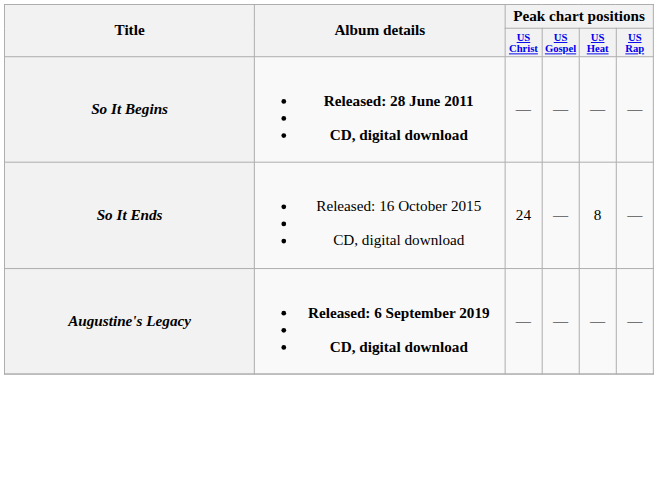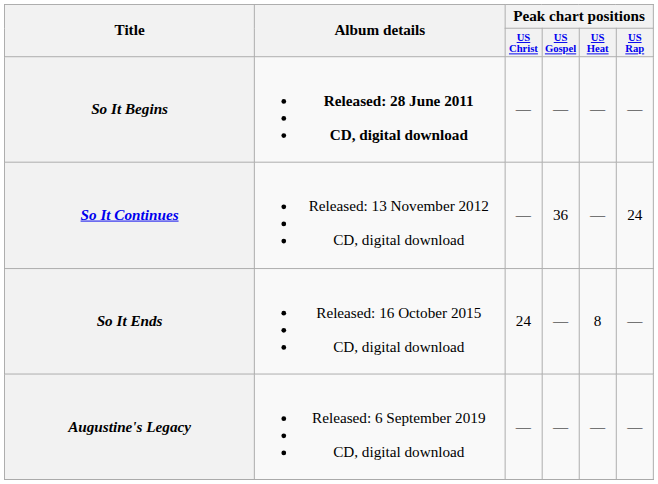+ row: (130, 215)
(380, 330) bold -> (380, 435) normal
